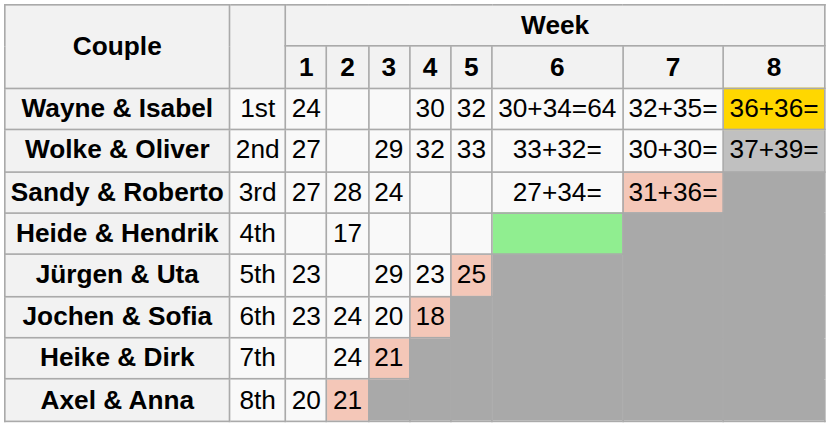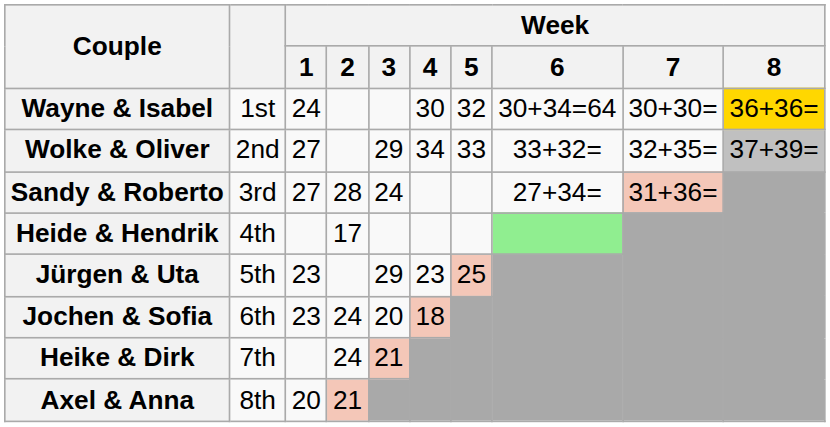(673, 108) 32+35= -> (673, 108) 30+30=
(430, 150) 32 -> (430, 150) 34
(673, 150) 30+30= -> (673, 150) 32+35=
